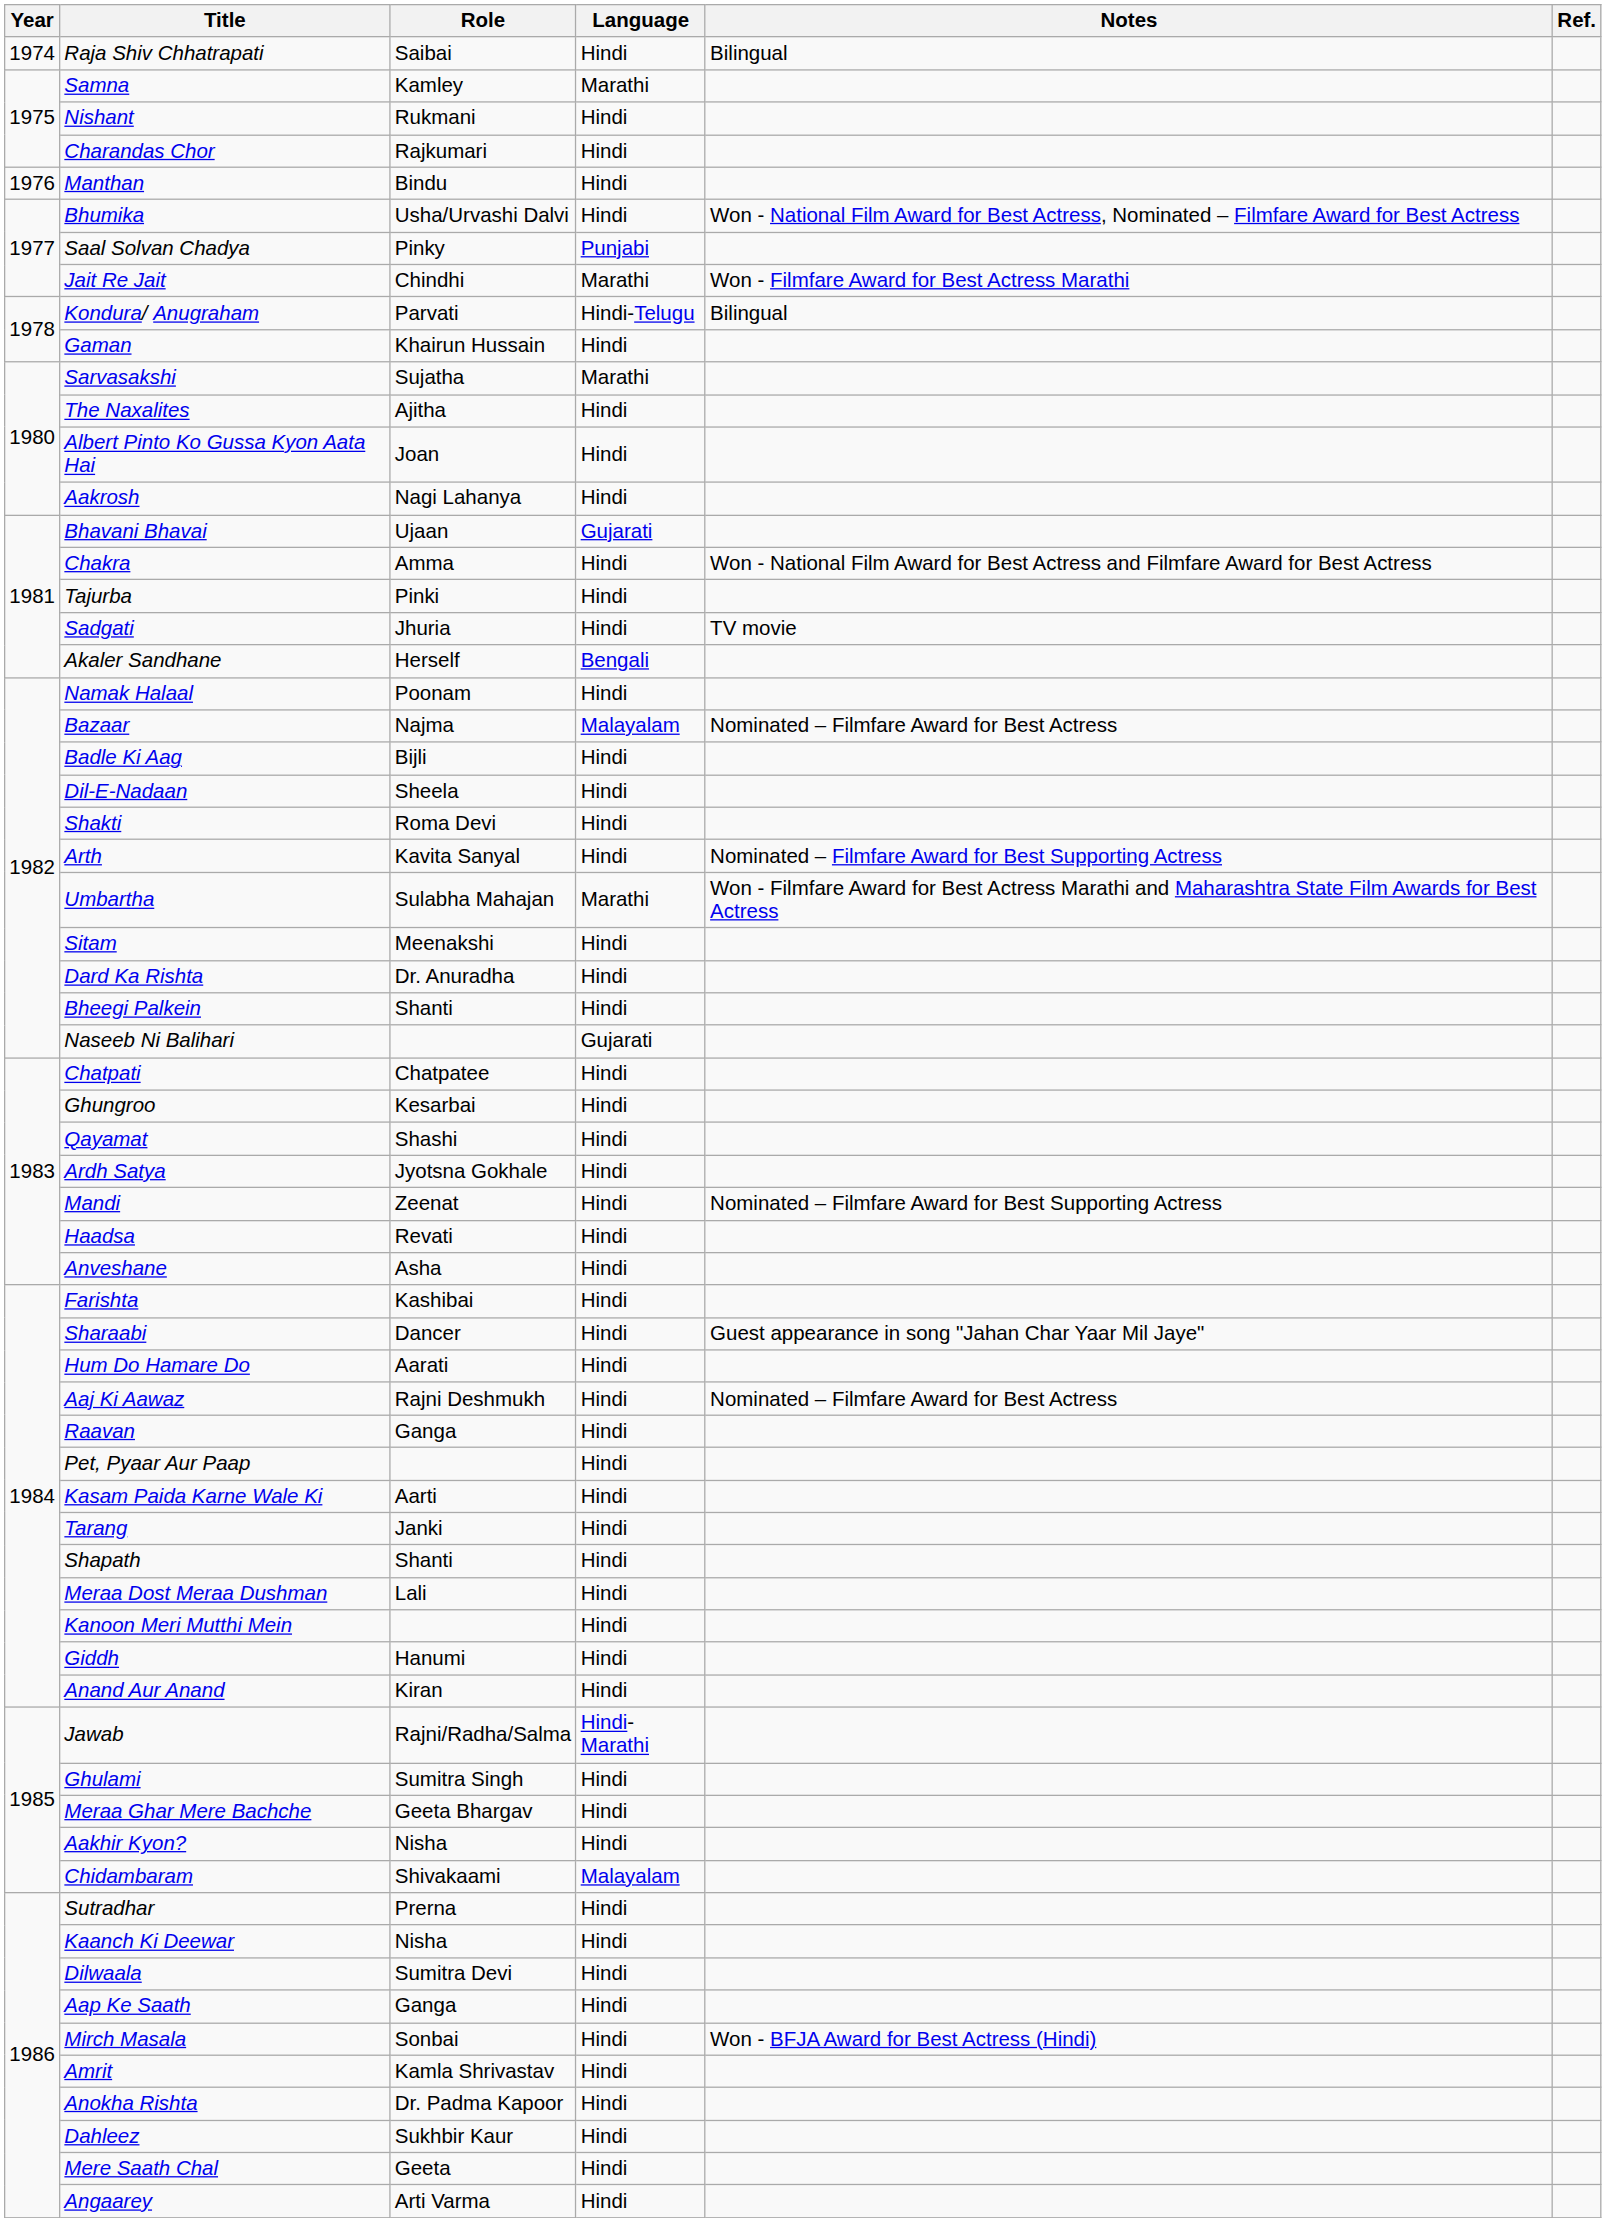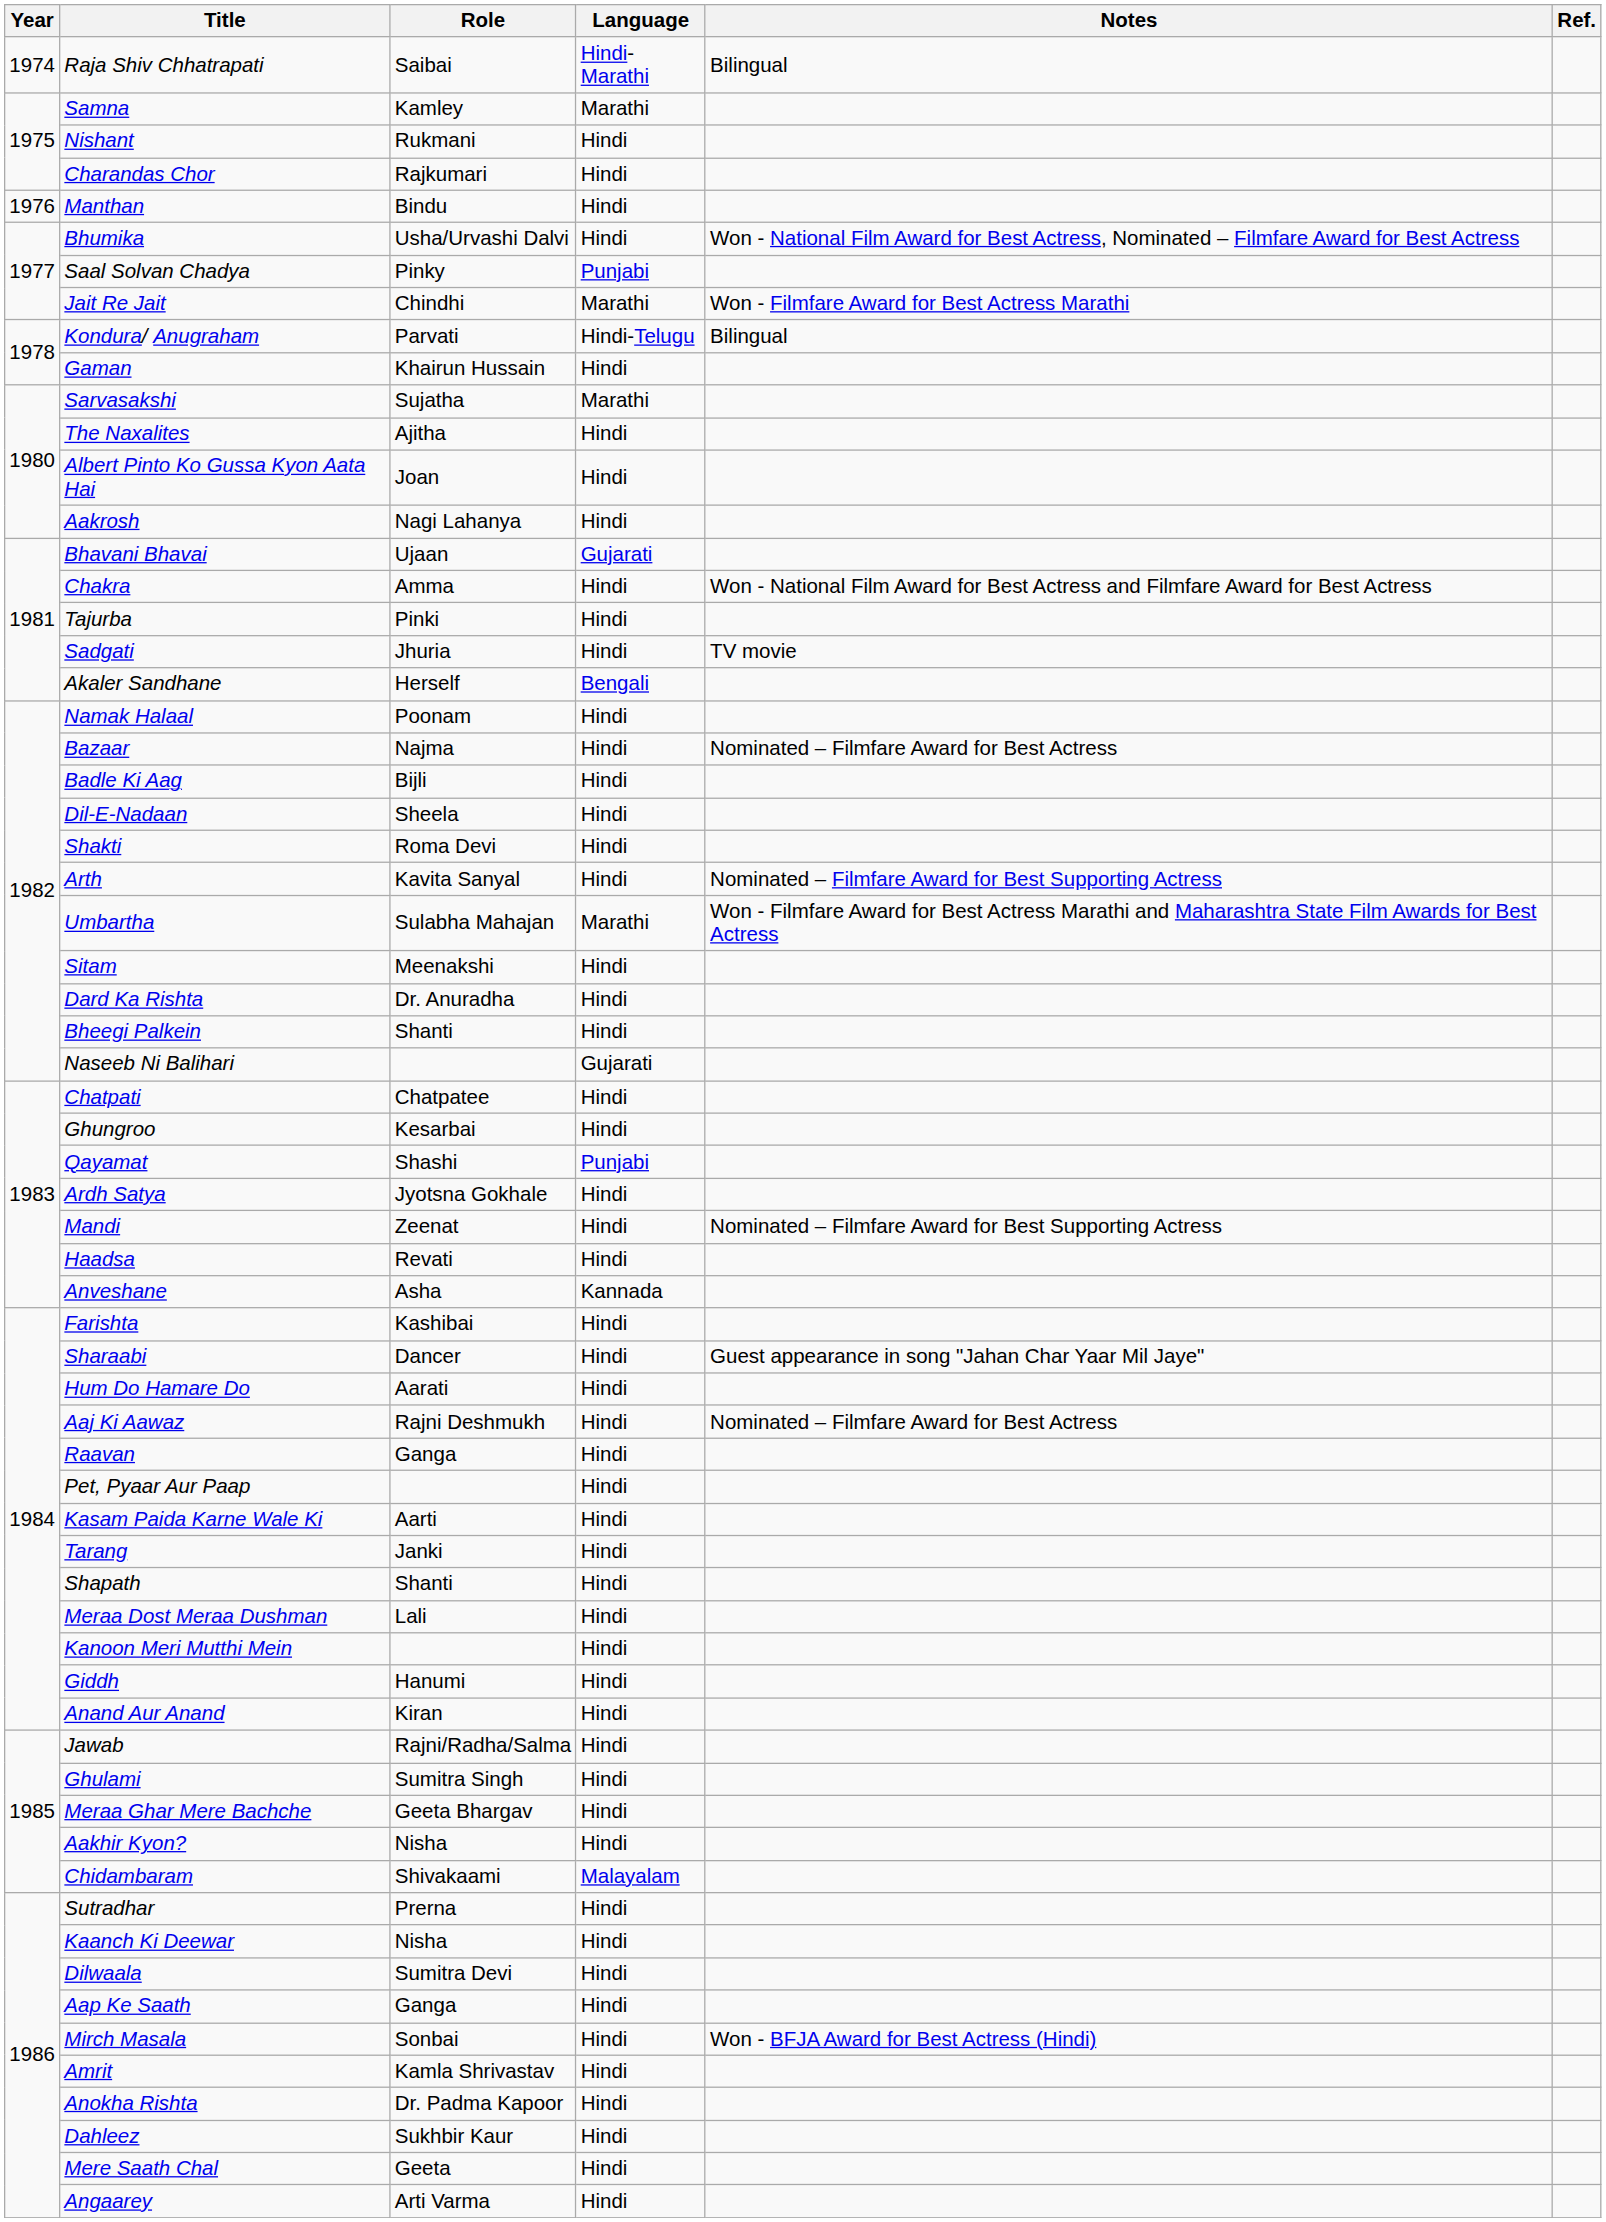(604, 53) Hindi -> (615, 64) Hindi-Marathi
(630, 725) Malayalam -> (604, 748) Hindi
(604, 1138) Hindi -> (615, 1161) Punjabi
(604, 1268) Hindi -> (622, 1291) Kannada
(615, 1734) Hindi-Marathi -> (604, 1746) Hindi
